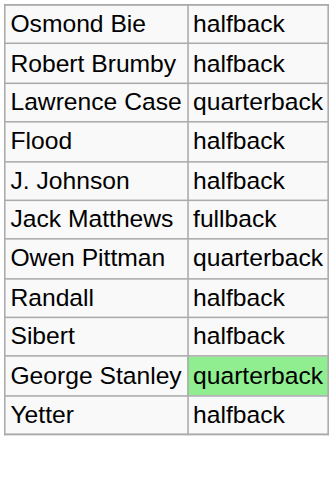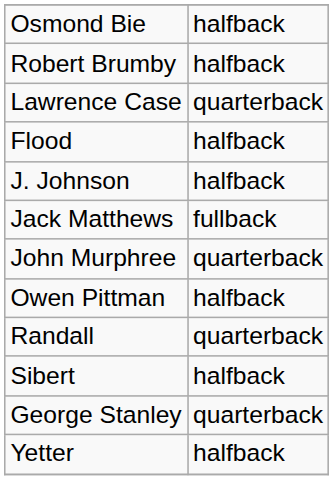+ row: (93, 258)
(258, 258) quarterback -> (239, 297) halfback
(239, 297) halfback -> (258, 336) quarterback
(258, 375) lightgreen background -> (258, 414) no background
